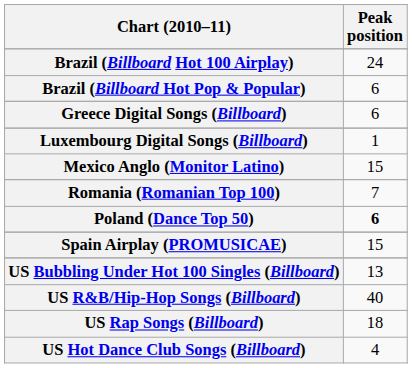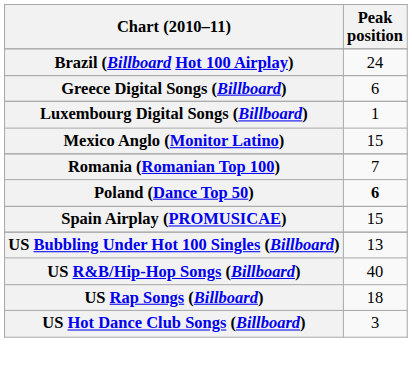- row: (174, 88)
(375, 349) 4 -> (375, 323) 3
